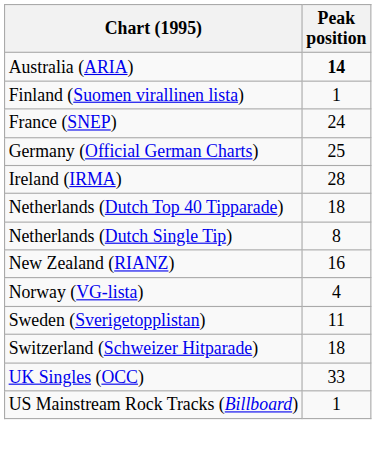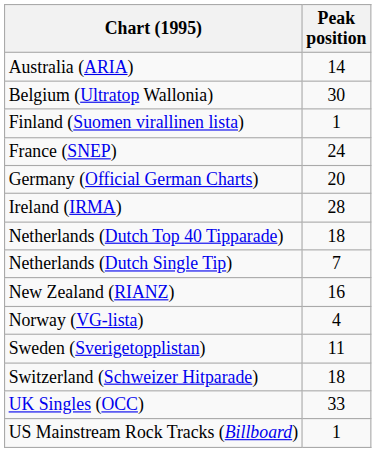(336, 66) bold -> (336, 66) normal
+ row: (111, 94)
(336, 151) 25 -> (336, 179) 20
(336, 235) 8 -> (336, 263) 7
